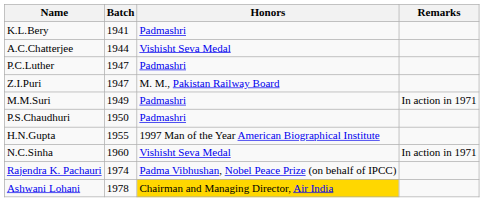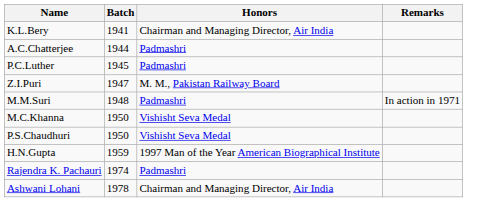(163, 30) Padmashri -> (236, 30) Chairman and Managing Director, Air India
(185, 48) Vishisht Seva Medal -> (163, 48) Padmashri
(118, 65) 1947 -> (118, 65) 1945
(118, 100) 1949 -> (118, 100) 1948
+ row: (35, 118)
(163, 118) Padmashri -> (185, 135) Vishisht Seva Medal
(118, 135) 1955 -> (118, 153) 1959
- row: (30, 153)
(268, 170) Padma Vibhushan, Nobel Peace Prize (on behalf of IPCC) -> (163, 170) Padmashri
(236, 188) gold background -> (236, 188) no background
